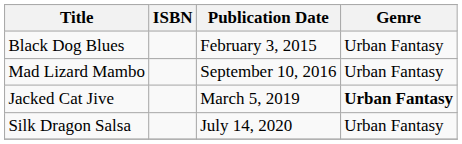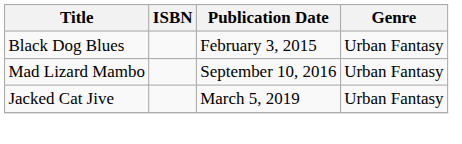(399, 98) bold -> (394, 98) normal
- row: (70, 125)
